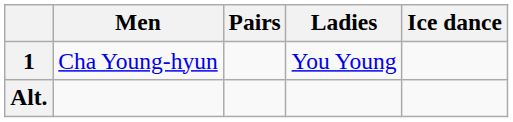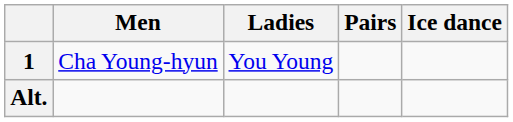columns swapped: (344, 23) <-> (255, 23)
